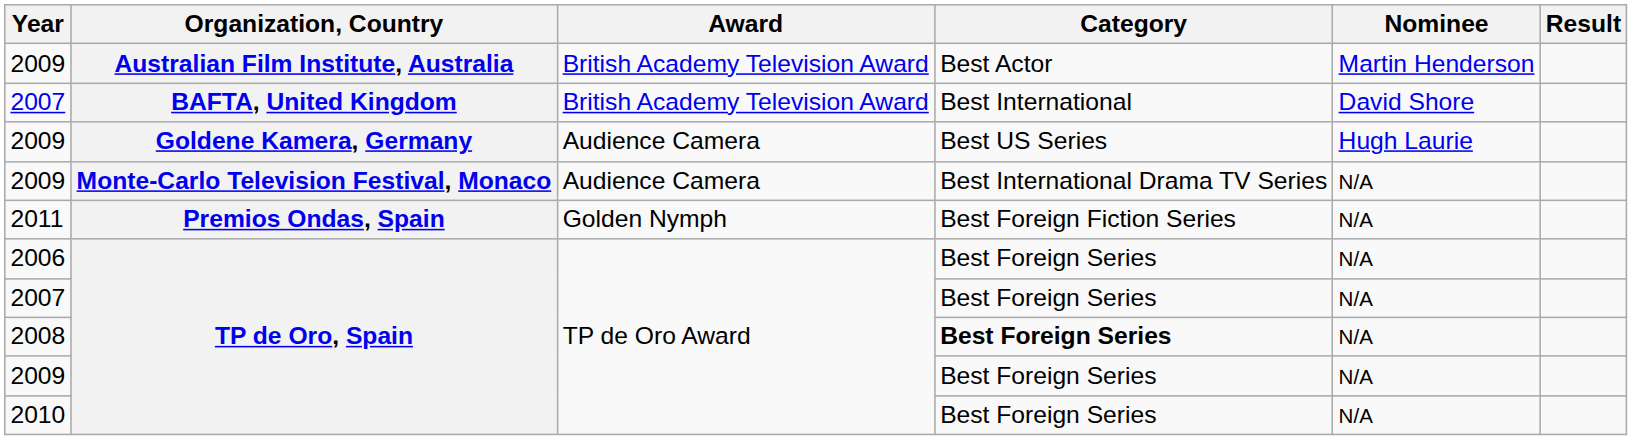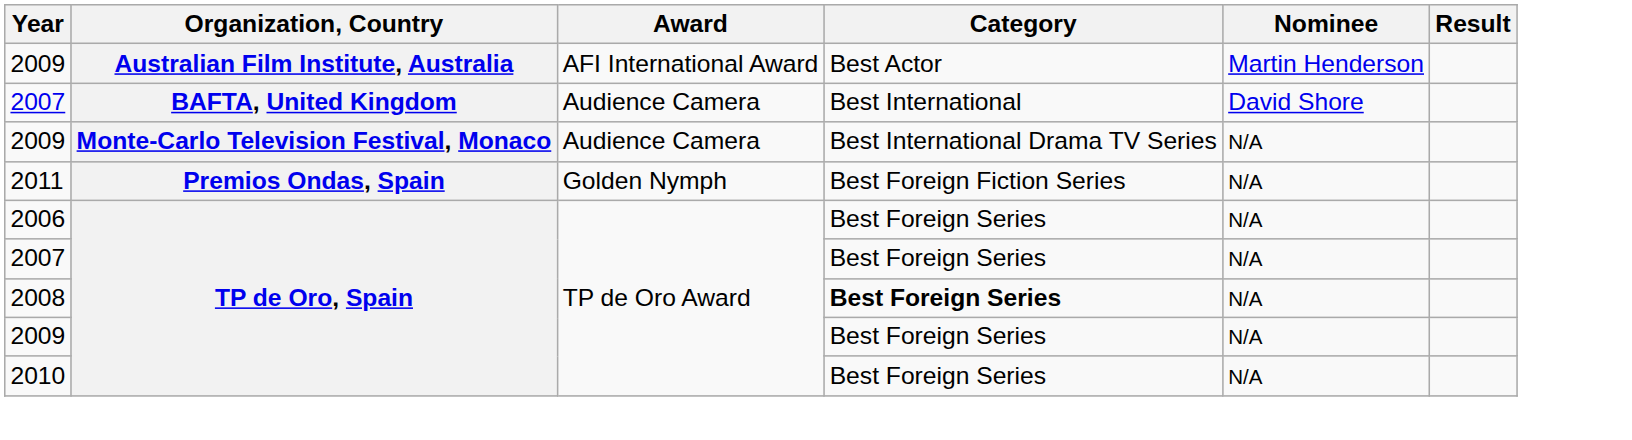(746, 63) British Academy Television Award -> (690, 63) AFI International Award
(746, 102) British Academy Television Award -> (661, 102) Audience Camera
- row: (38, 141)
